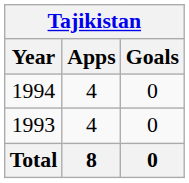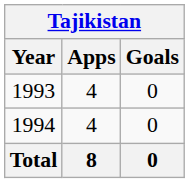rows swapped: (33, 125) <-> (33, 90)
